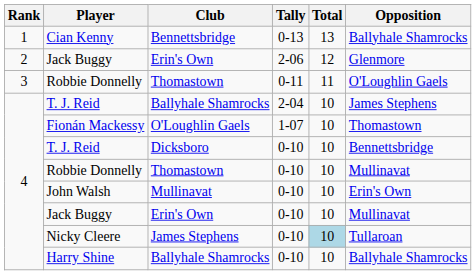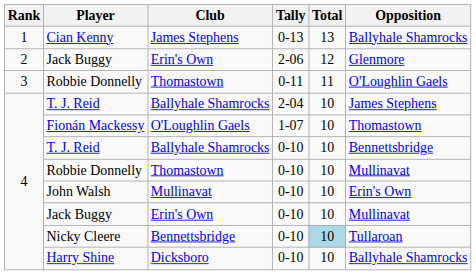(193, 37) Bennettsbridge -> (195, 37) James Stephens
(180, 147) Dicksboro -> (210, 147) Ballyhale Shamrocks
(195, 236) James Stephens -> (193, 236) Bennettsbridge
(210, 258) Ballyhale Shamrocks -> (180, 258) Dicksboro
